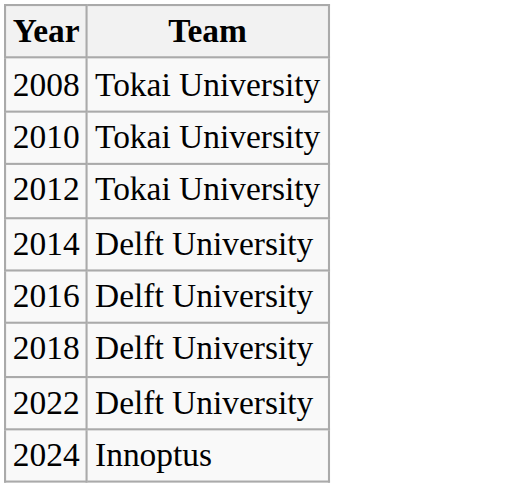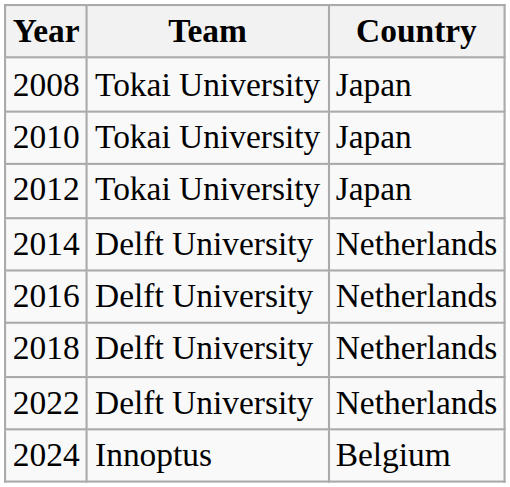+ column: (416, 31)
